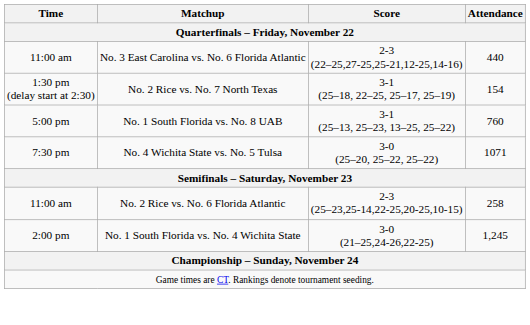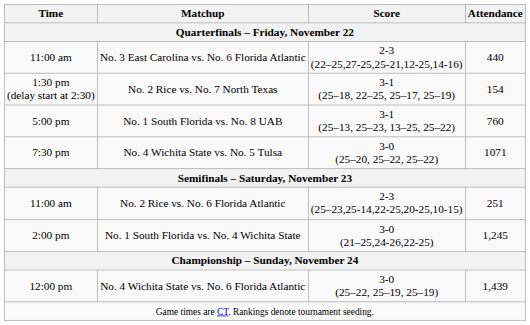(495, 203) 258 -> (495, 203) 251
+ row: (203, 286)
